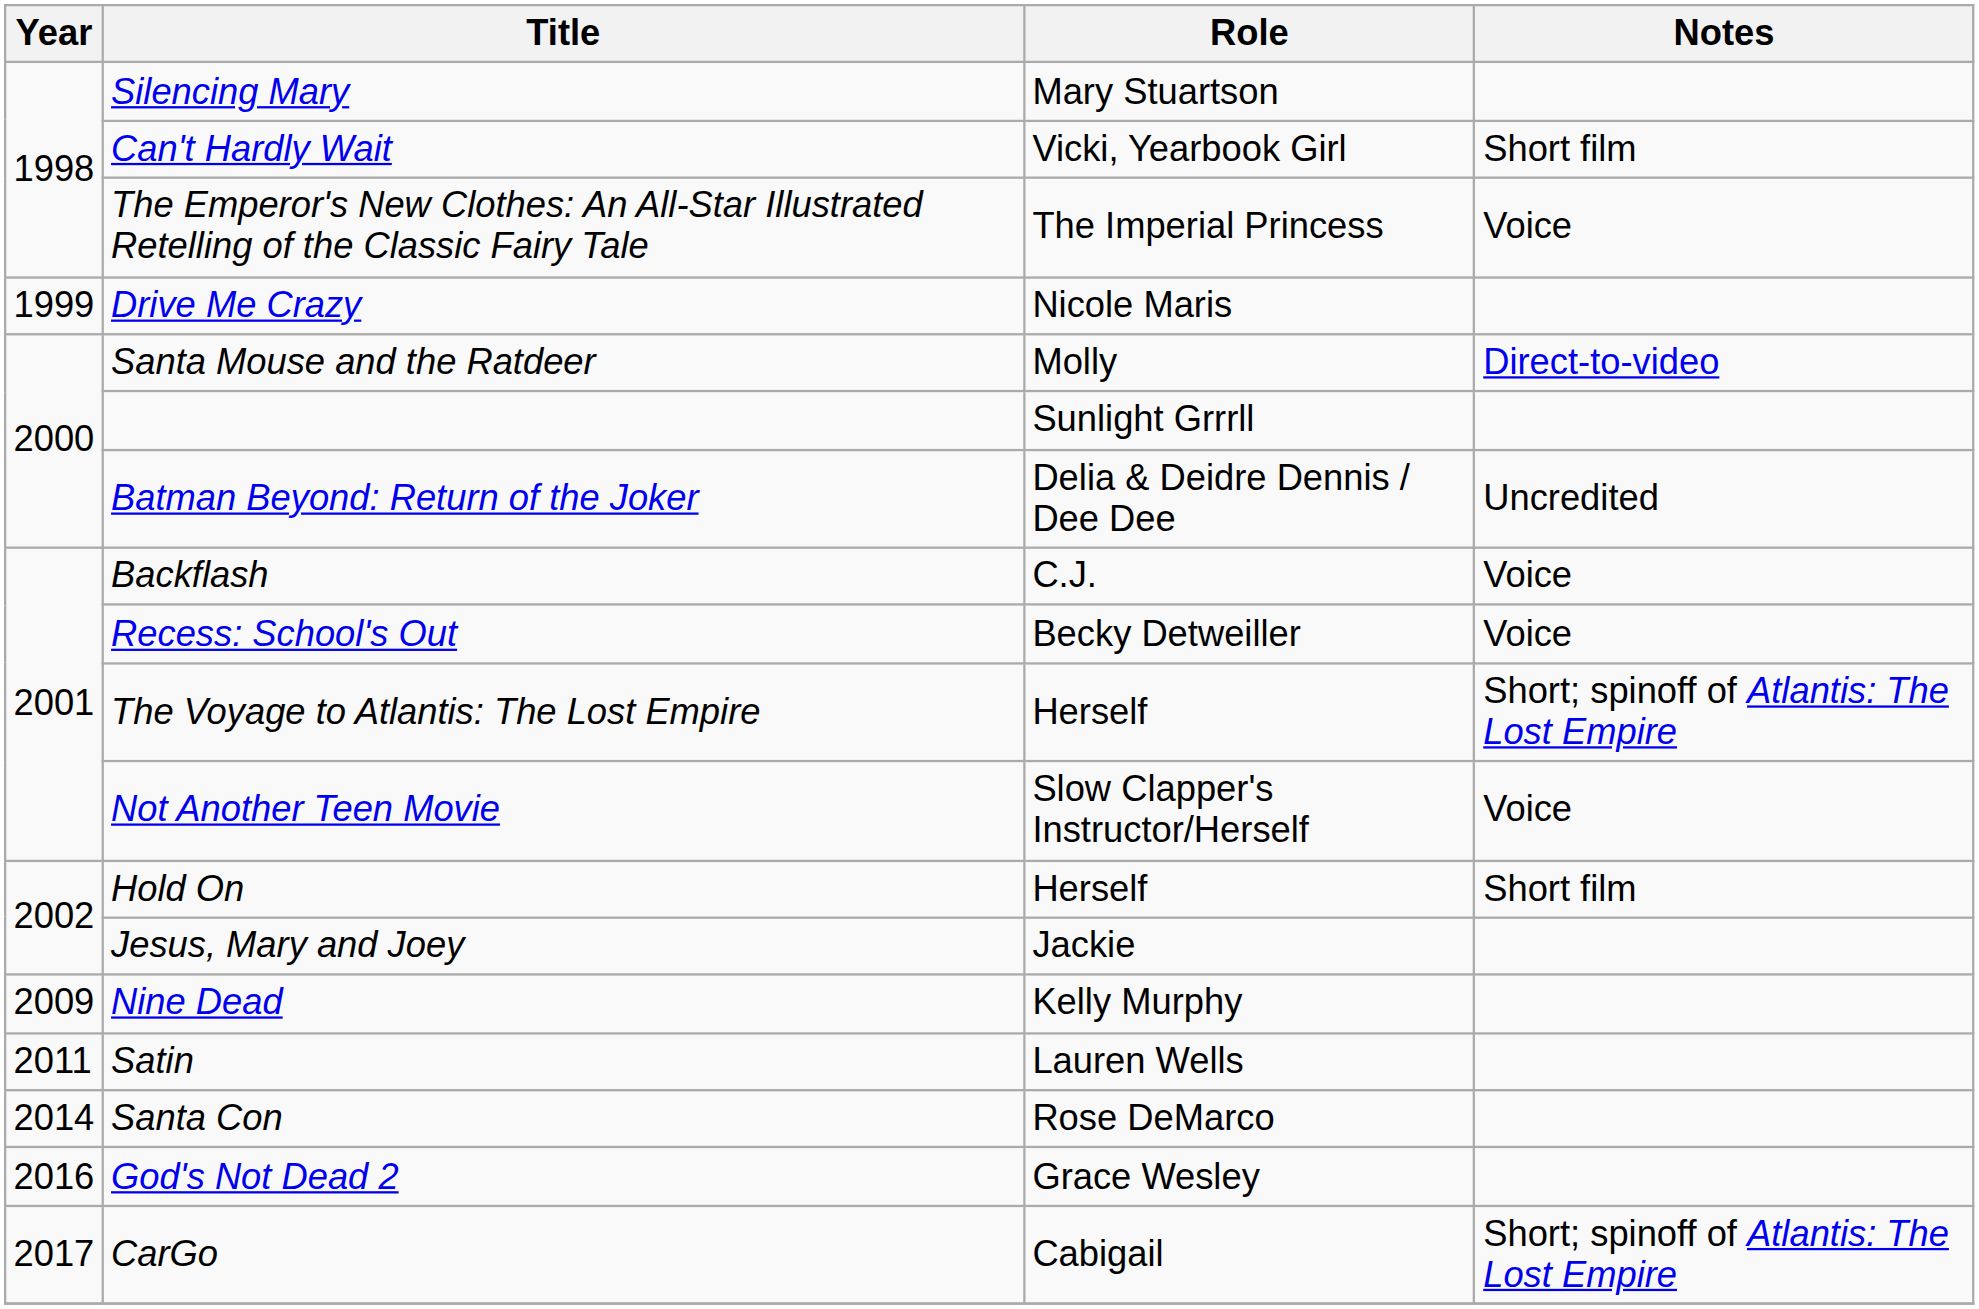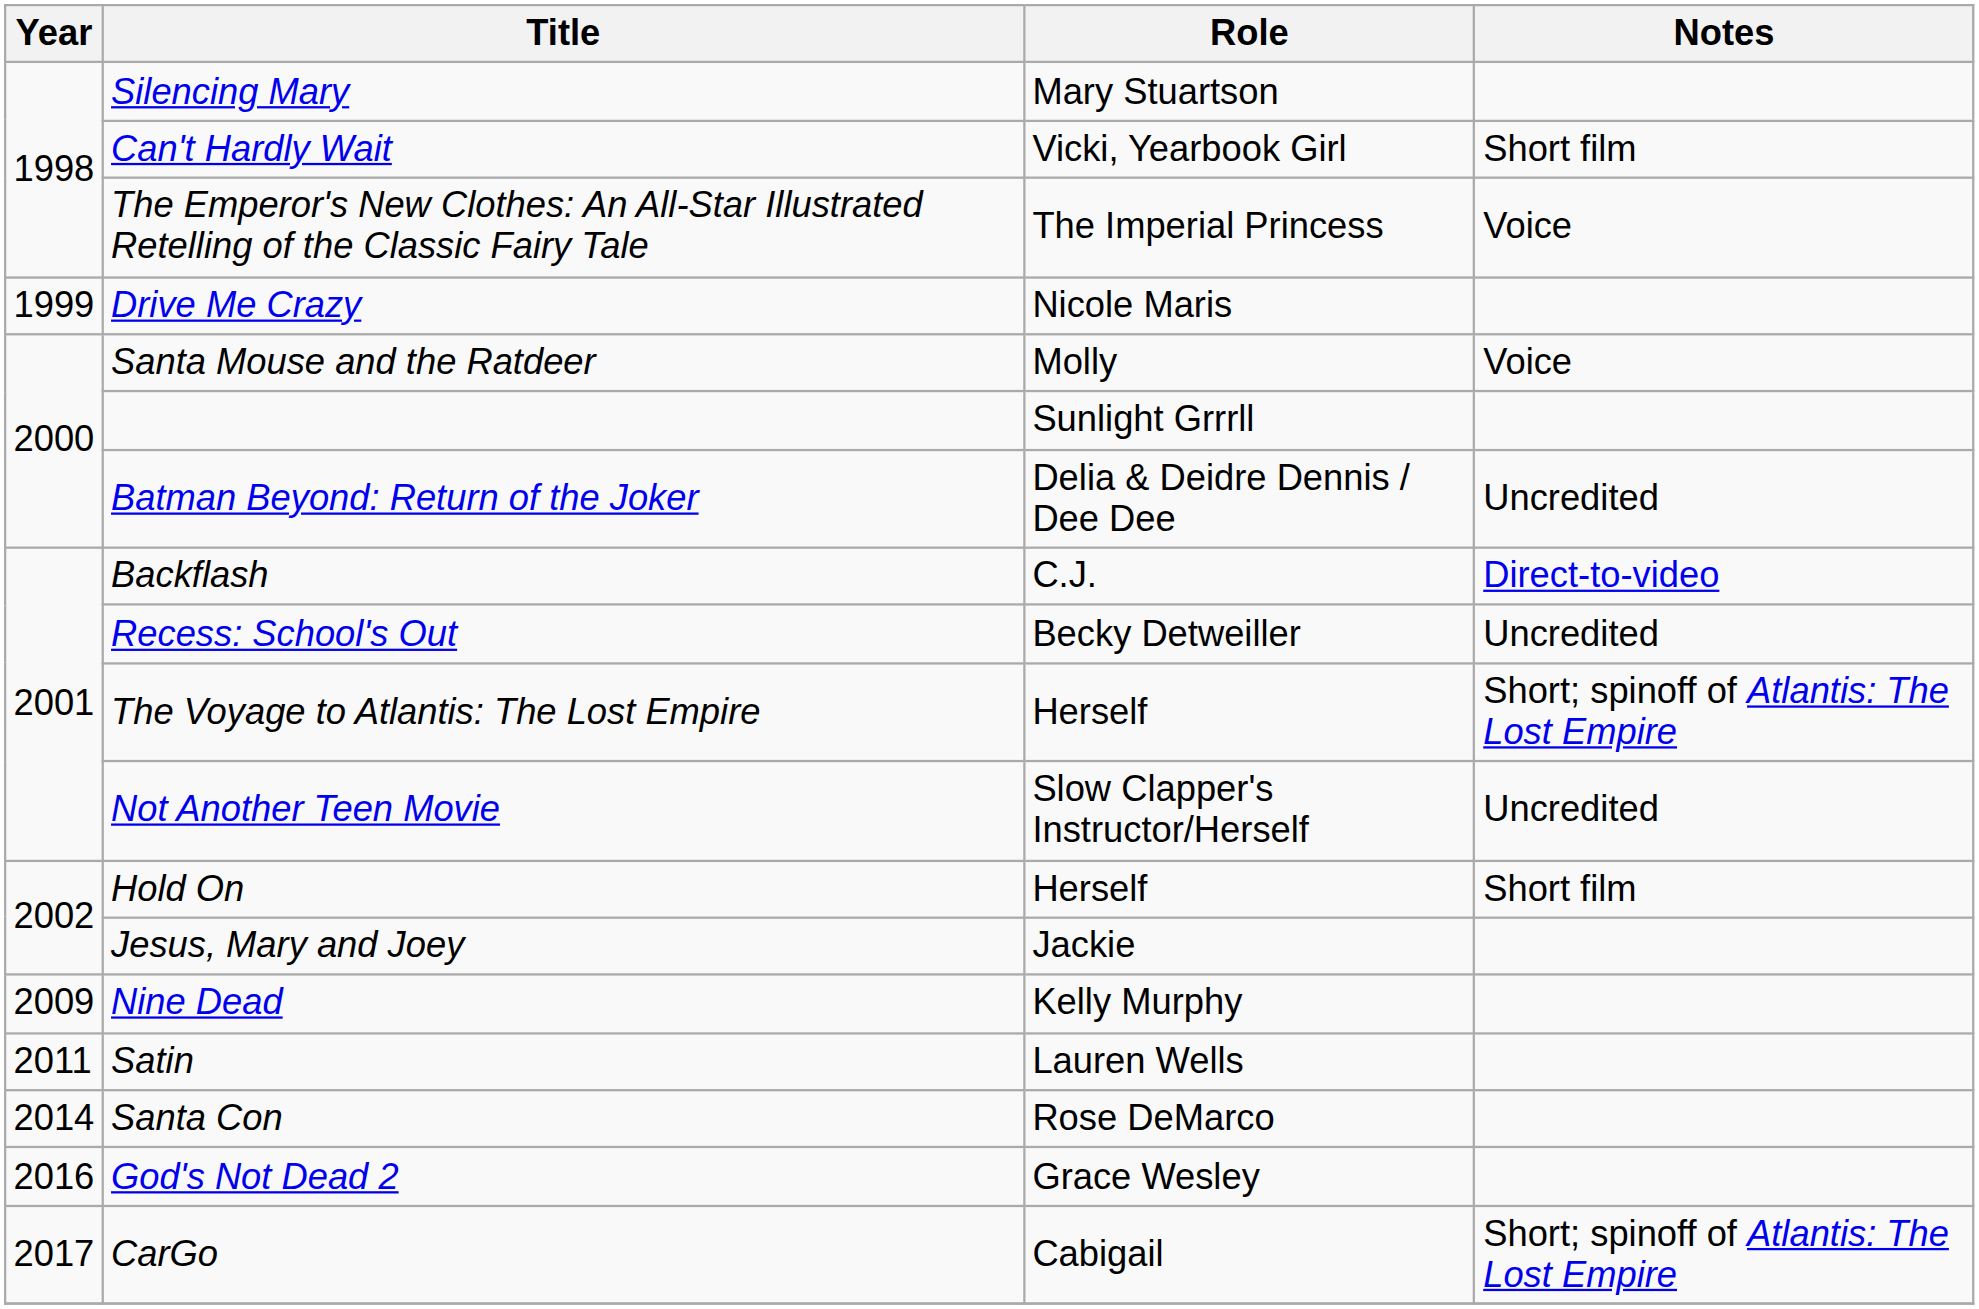(1601, 362) Direct-to-video -> (1528, 362) Voice
(1528, 575) Voice -> (1601, 575) Direct-to-video
(1528, 633) Voice -> (1571, 633) Uncredited
(1528, 809) Voice -> (1571, 809) Uncredited
